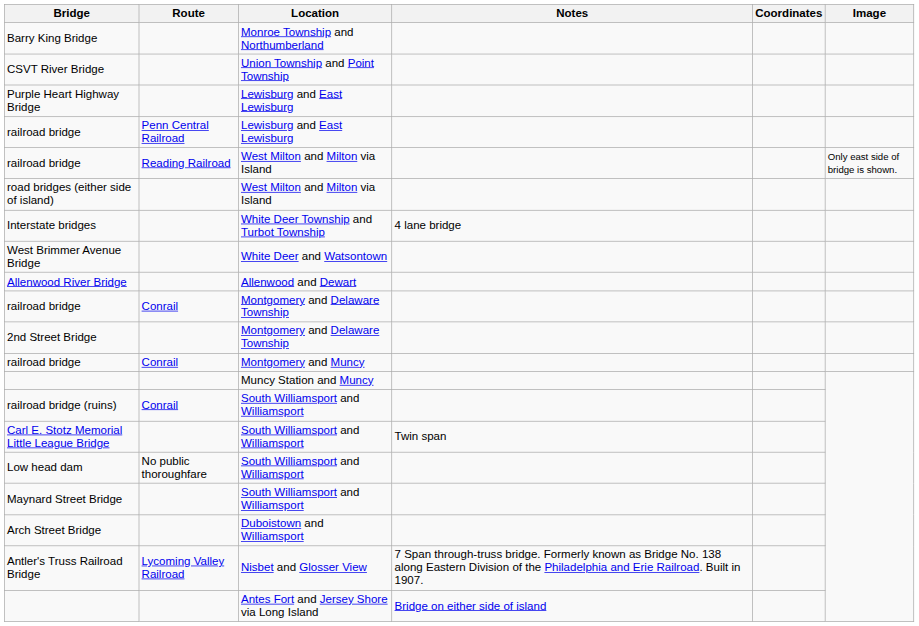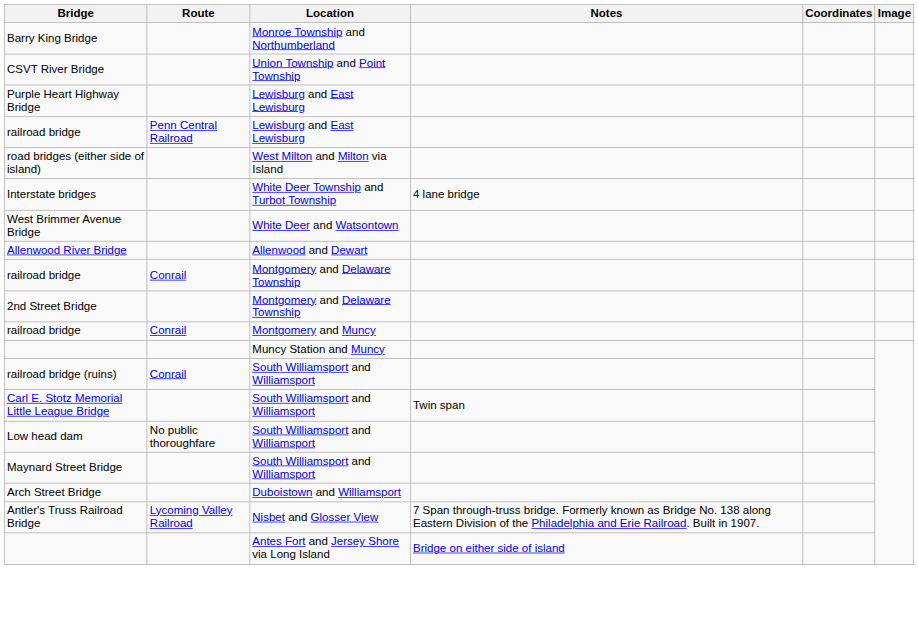- row: (44, 163)
